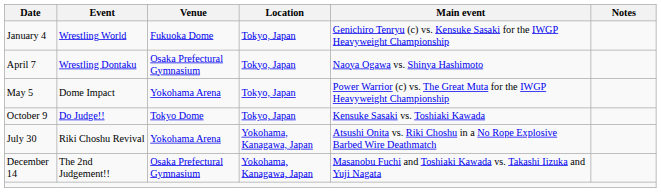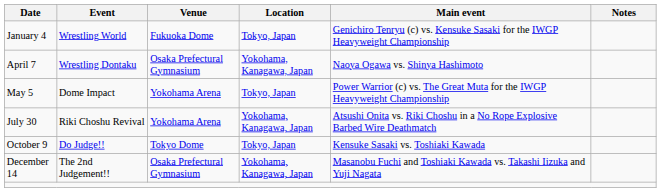(269, 64) Tokyo, Japan -> (277, 64) Yokohama, Kanagawa, Japan
rows swapped: (22, 138) <-> (27, 115)
